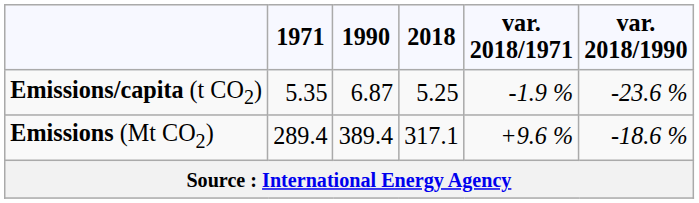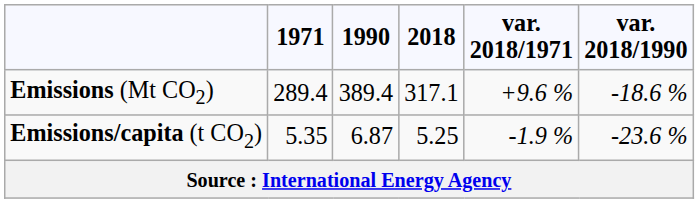rows swapped: (112, 136) <-> (136, 92)
